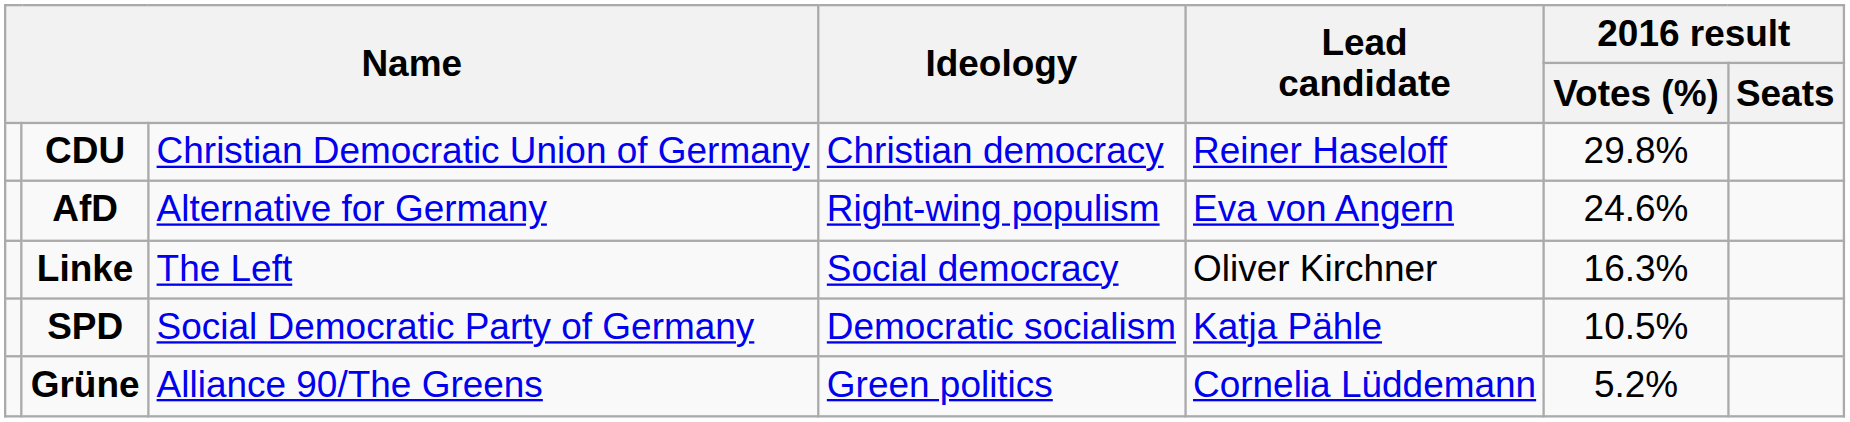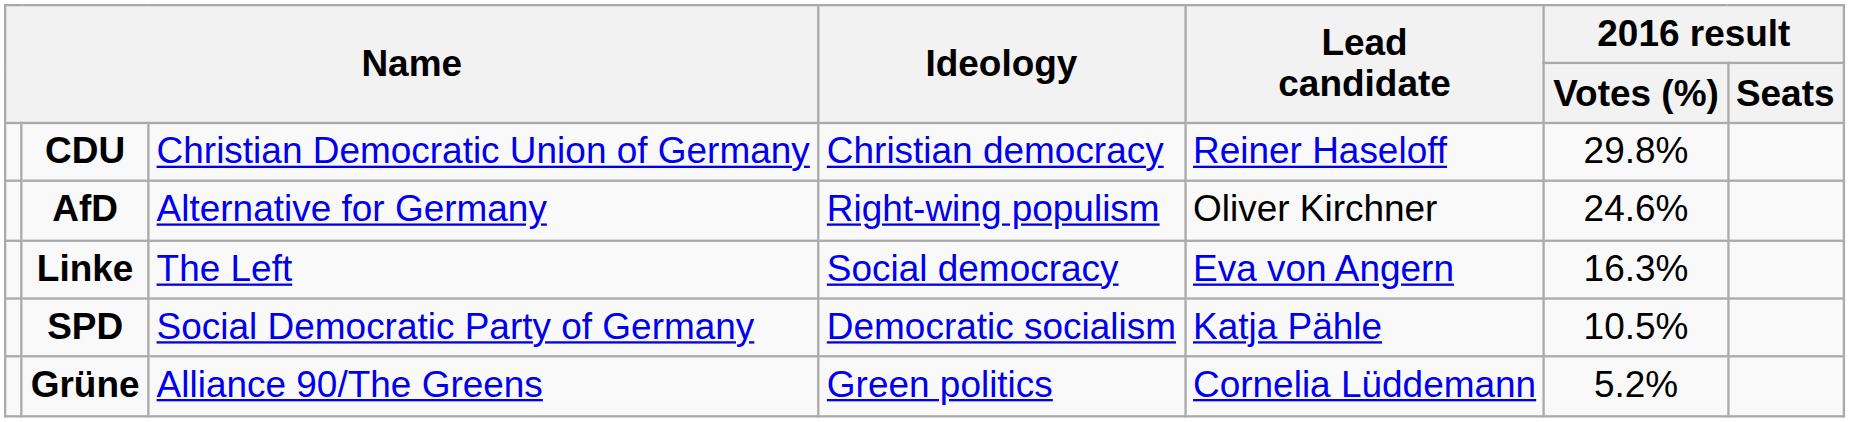(1323, 209) Eva von Angern -> (1315, 209) Oliver Kirchner
(1315, 268) Oliver Kirchner -> (1323, 268) Eva von Angern
